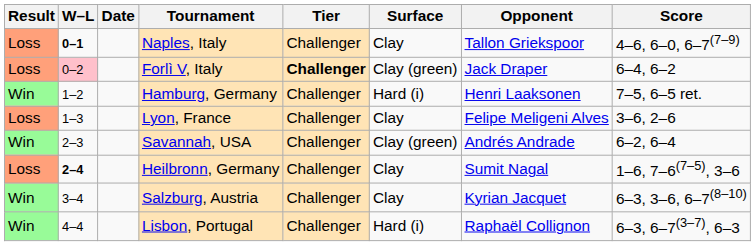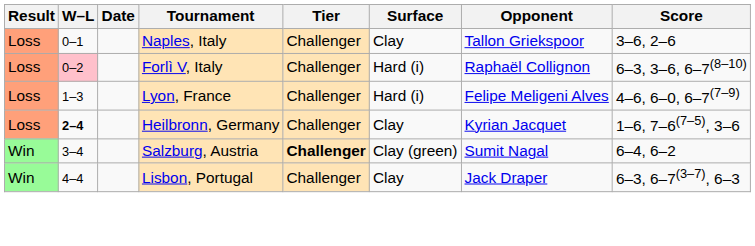(73, 43) bold -> (73, 42) normal
(678, 43) 4–6, 6–0, 6–7(7–9) -> (646, 41) 3–6, 2–6
(326, 69) bold -> (324, 67) normal
(415, 69) Clay (green) -> (399, 67) Hard (i)
(506, 69) Jack Draper -> (527, 67) Raphaël Collignon
(646, 69) 6–4, 6–2 -> (681, 67) 6–3, 3–6, 6–7(8–10)
- row: (209, 93)
(388, 118) Clay -> (399, 95) Hard (i)
(646, 118) 3–6, 2–6 -> (678, 95) 4–6, 6–0, 6–7(7–9)
- row: (197, 142)
(506, 169) Sumit Nagal -> (515, 124) Kyrian Jacquet
(324, 197) normal -> (326, 150) bold
(388, 197) Clay -> (415, 150) Clay (green)
(515, 197) Kyrian Jacquet -> (506, 150) Sumit Nagal
(681, 197) 6–3, 3–6, 6–7(8–10) -> (646, 150) 6–4, 6–2
(399, 226) Hard (i) -> (388, 177) Clay
(527, 226) Raphaël Collignon -> (506, 177) Jack Draper
